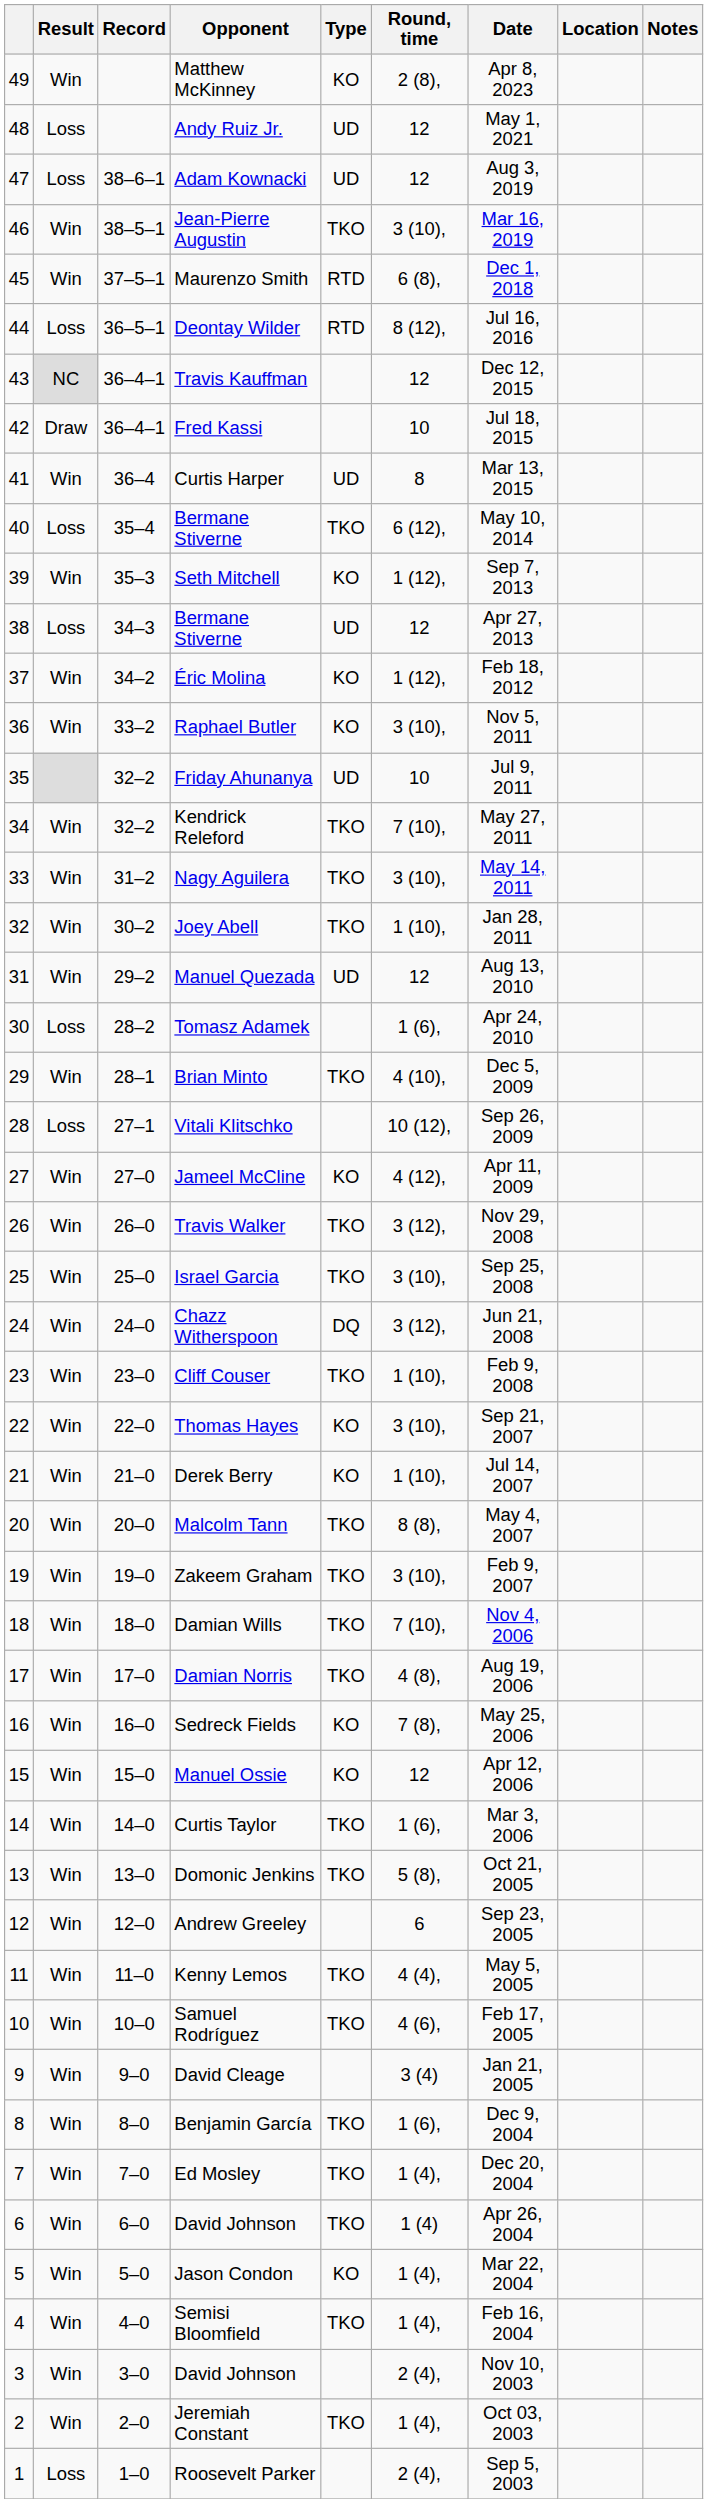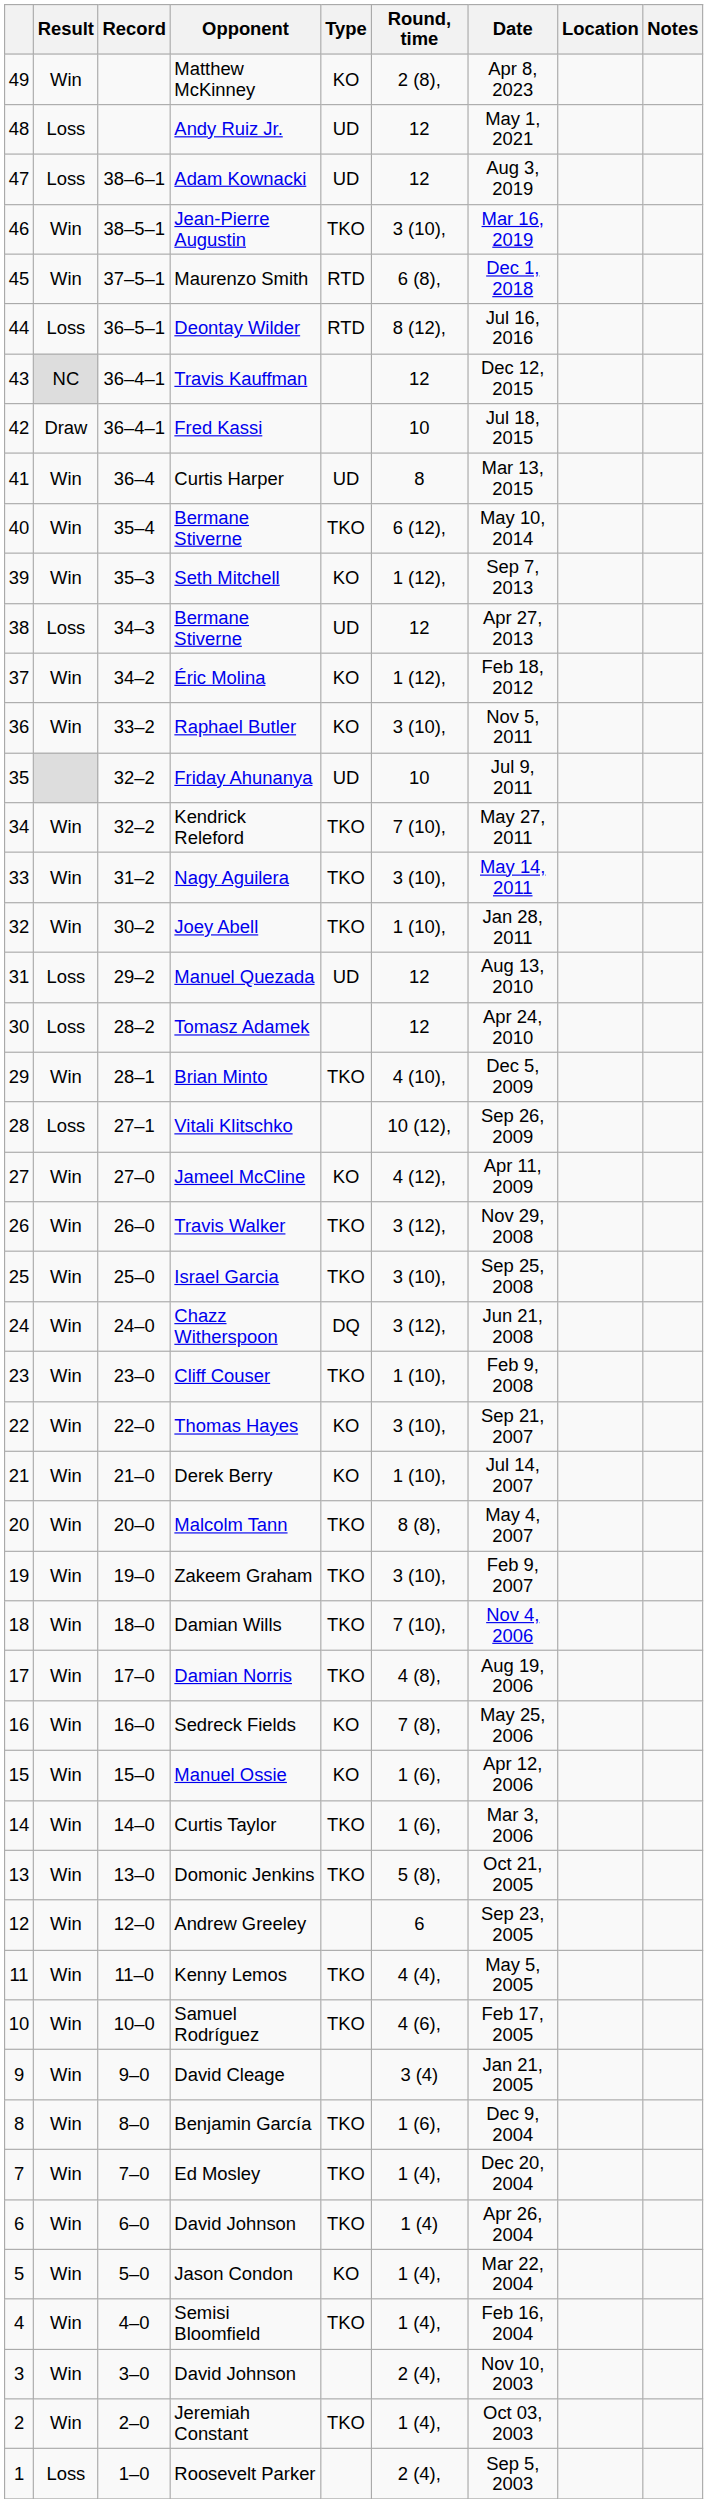(66, 528) Loss -> (66, 528) Win
(66, 977) Win -> (66, 977) Loss
(419, 1027) 1 (6), -> (419, 1027) 12
(419, 1775) 12 -> (419, 1775) 1 (6),
